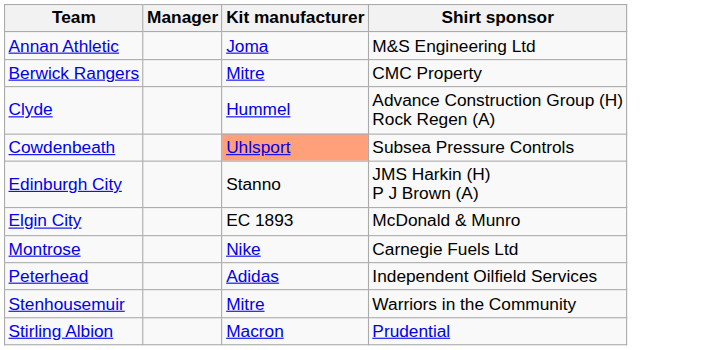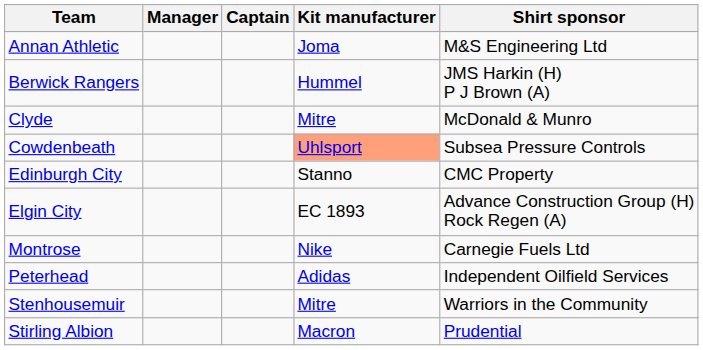+ column: (258, 18)
(245, 73) Mitre -> (330, 82) Hummel
(427, 73) CMC Property -> (503, 82) JMS Harkin (H) P J Brown (A)
(258, 110) Hummel -> (317, 119) Mitre
(498, 110) Advance Construction Group (H) Rock Regen (A) -> (518, 119) McDonald & Munro
(431, 184) JMS Harkin (H) P J Brown (A) -> (498, 174) CMC Property
(446, 221) McDonald & Munro -> (569, 211) Advance Construction Group (H) Rock Regen (A)
